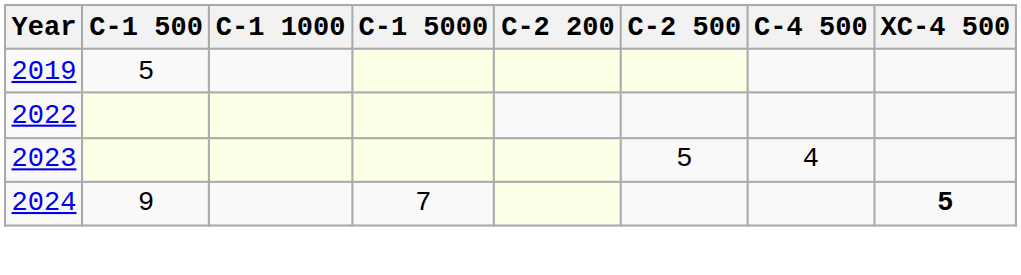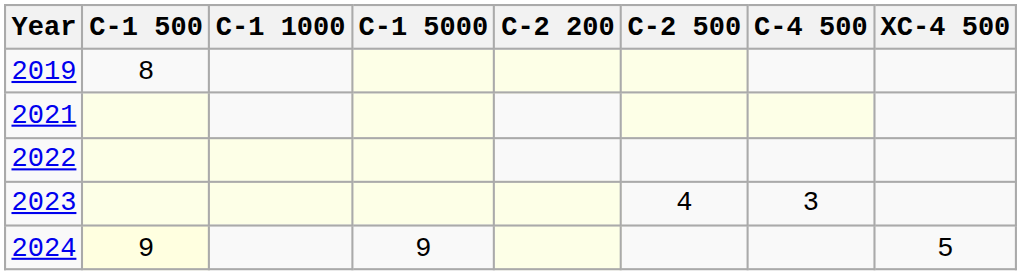(146, 71) 5 -> (146, 71) 8
+ row: (44, 115)
(684, 159) 5 -> (684, 203) 4
(811, 159) 4 -> (811, 203) 3
(146, 203) no background -> (146, 247) lightyellow background
(423, 203) 7 -> (423, 247) 9
(945, 203) bold -> (945, 247) normal
